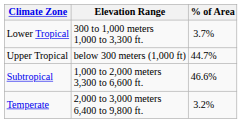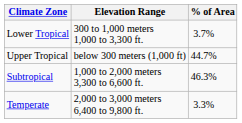(204, 77) 46.6% -> (204, 77) 46.3%
(202, 104) 3.2% -> (202, 104) 3.3%
